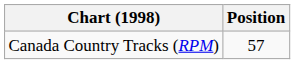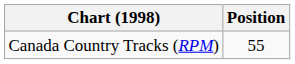(256, 44) 57 -> (256, 44) 55
